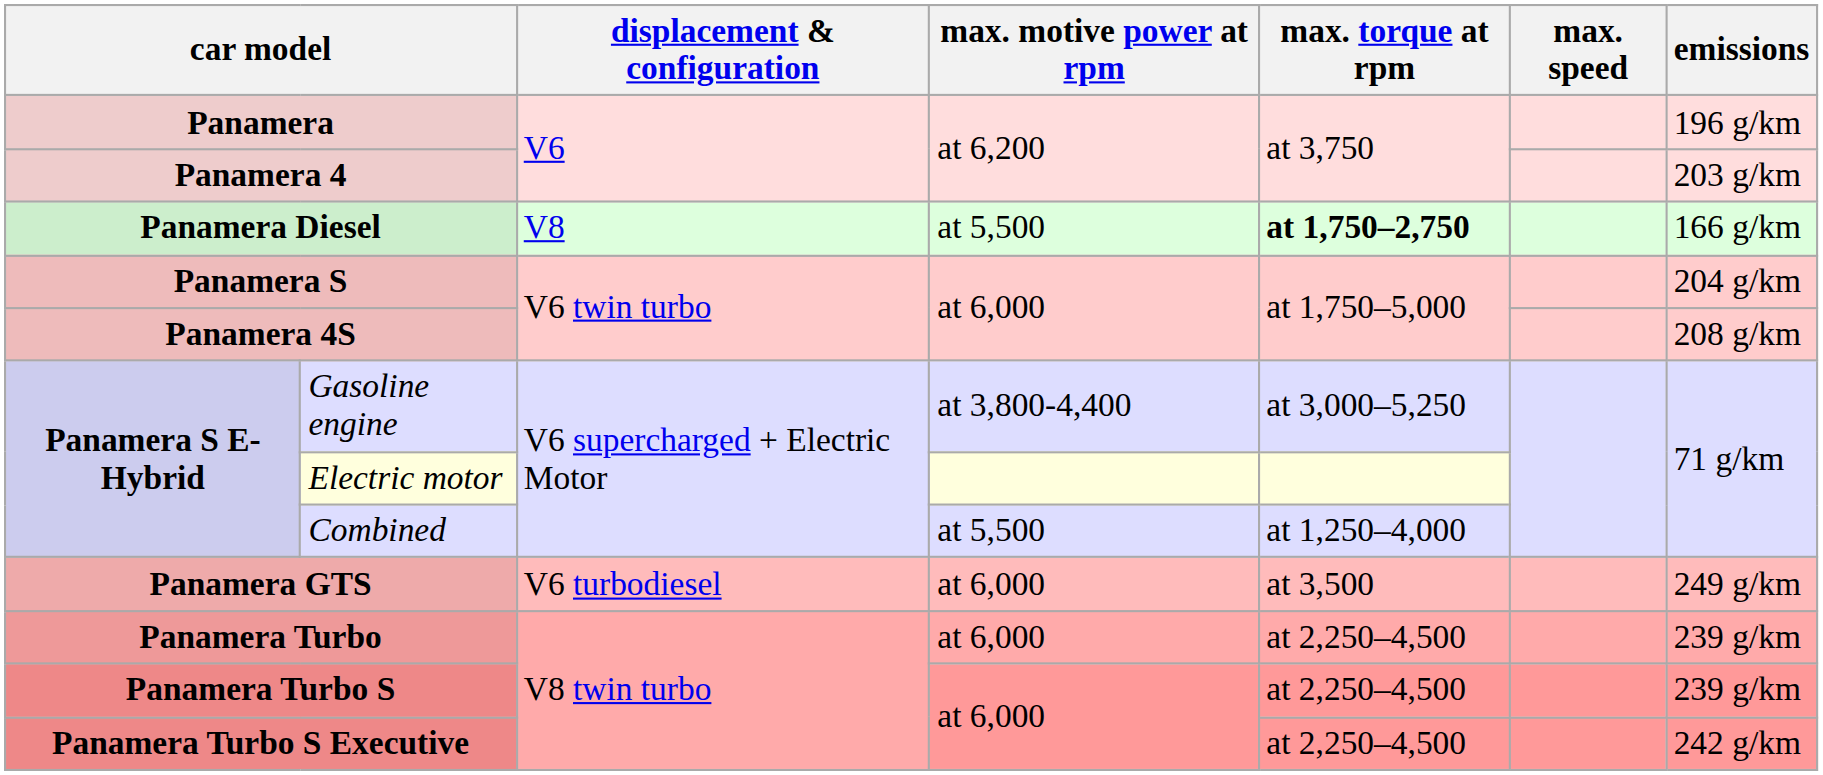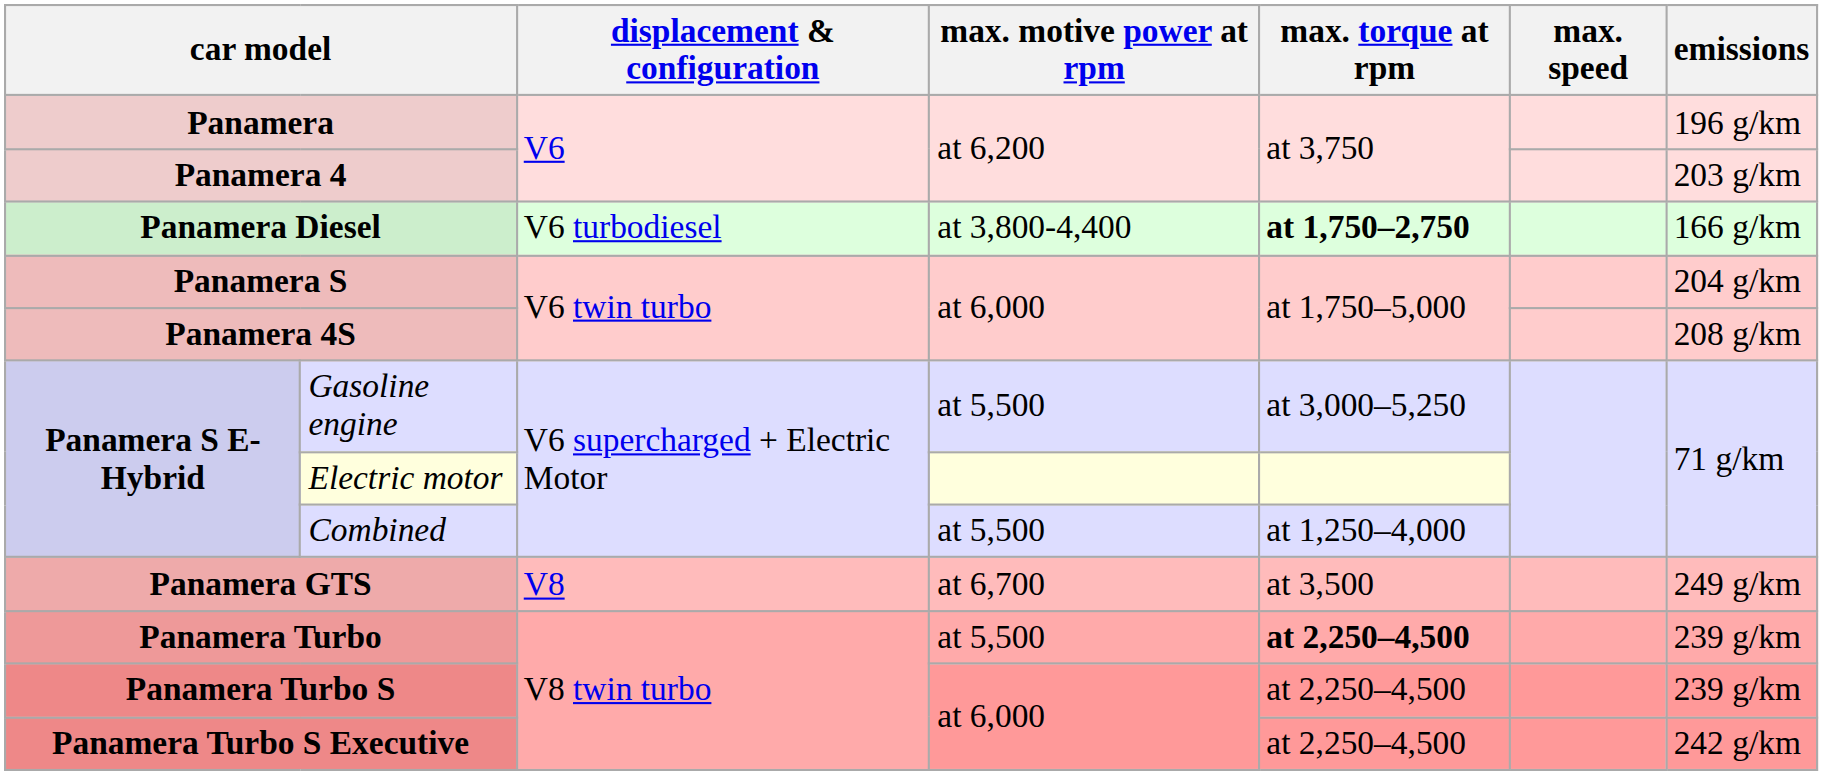(544, 227) V8 -> (623, 227) V6 turbodiesel
(991, 227) at 5,500 -> (1034, 227) at 3,800-4,400
(1034, 405) at 3,800-4,400 -> (991, 405) at 5,500
(623, 583) V6 turbodiesel -> (544, 583) V8
(991, 583) at 6,000 -> (991, 583) at 6,700
(991, 636) at 6,000 -> (991, 636) at 5,500
(1366, 636) normal -> (1368, 636) bold
